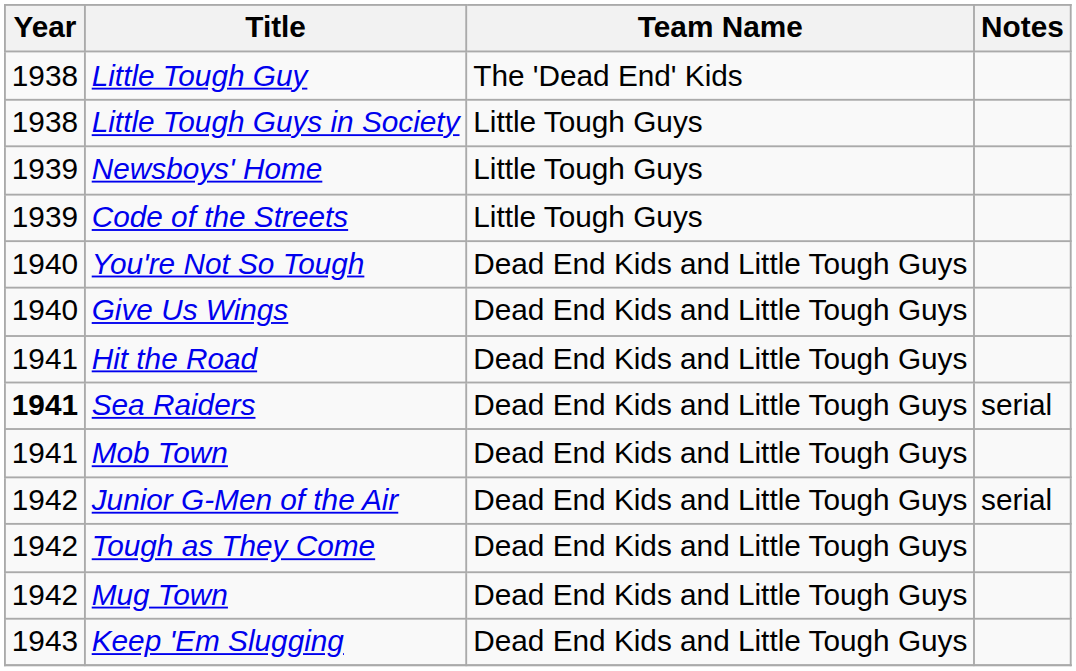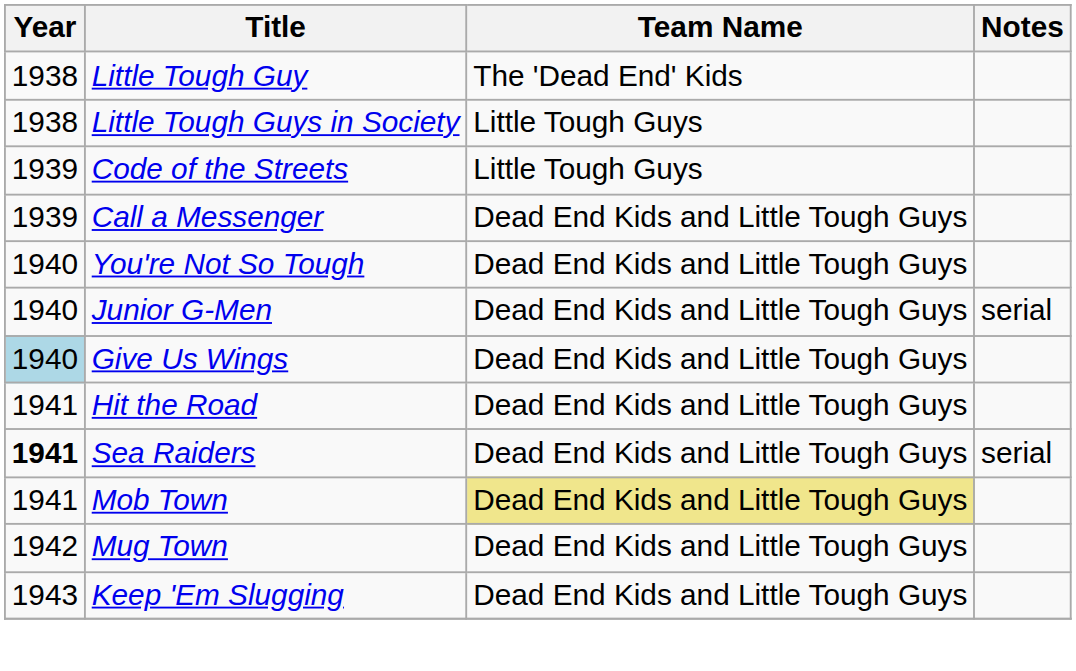- row: (207, 169)
+ row: (207, 216)
+ row: (182, 311)
(45, 311) no background -> (45, 358) lightblue background
(720, 452) no background -> (720, 500) khaki background
- row: (245, 500)
- row: (233, 547)
